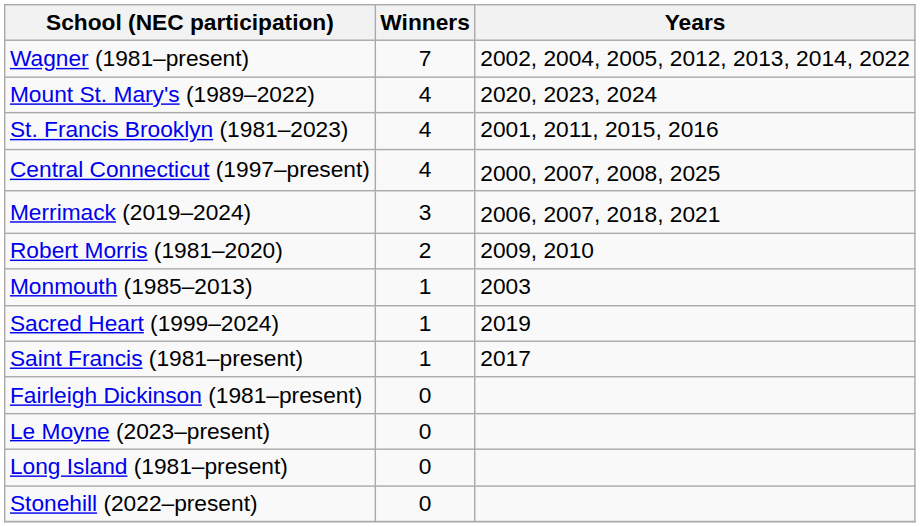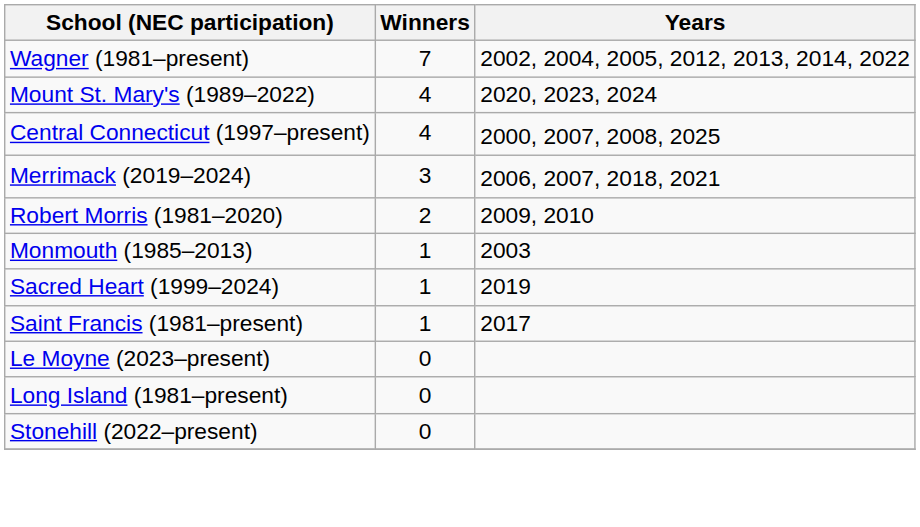- row: (179, 130)
- row: (186, 395)
